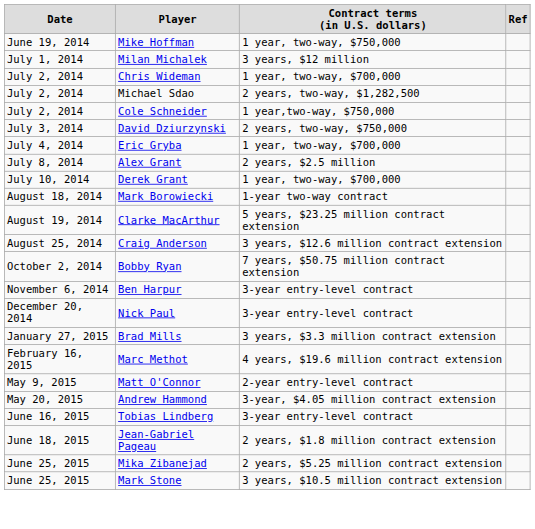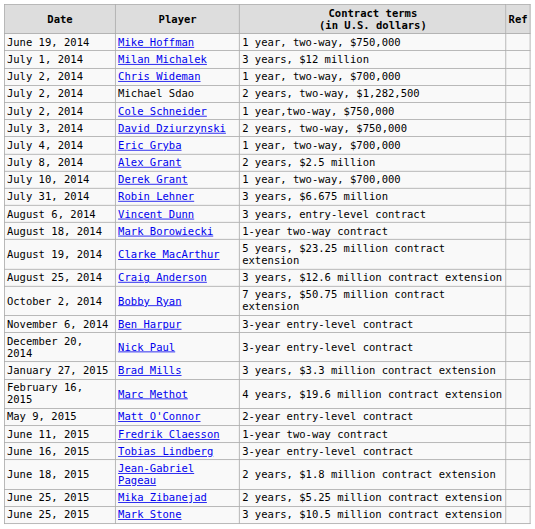+ row: (156, 197)
+ row: (156, 214)
- row: (163, 400)
+ row: (169, 434)
